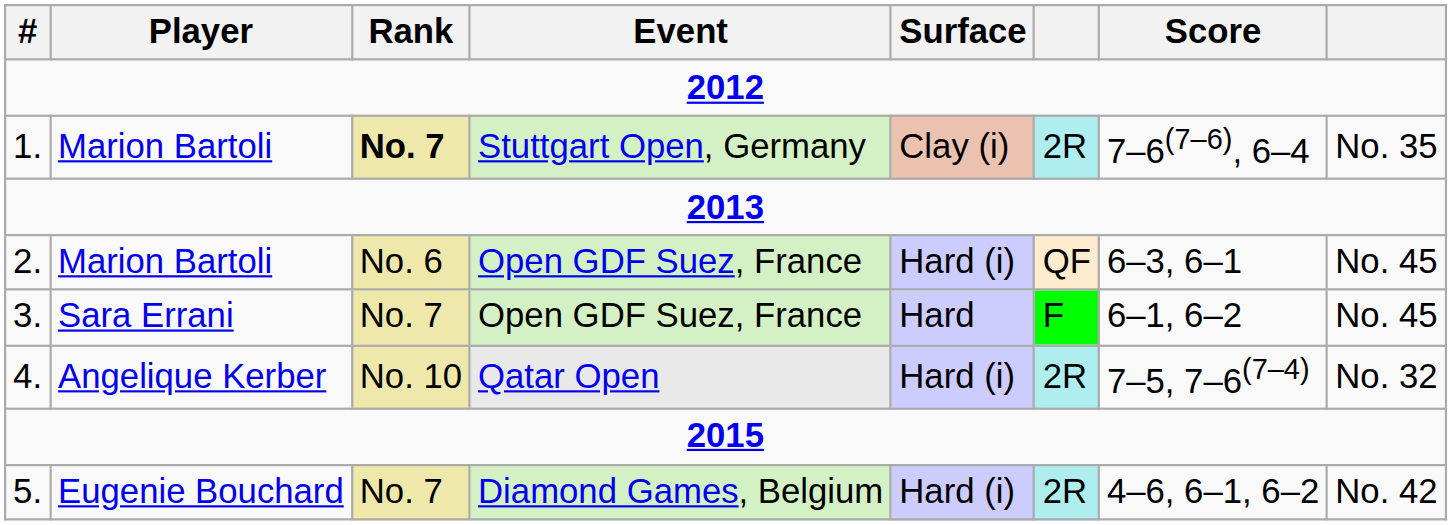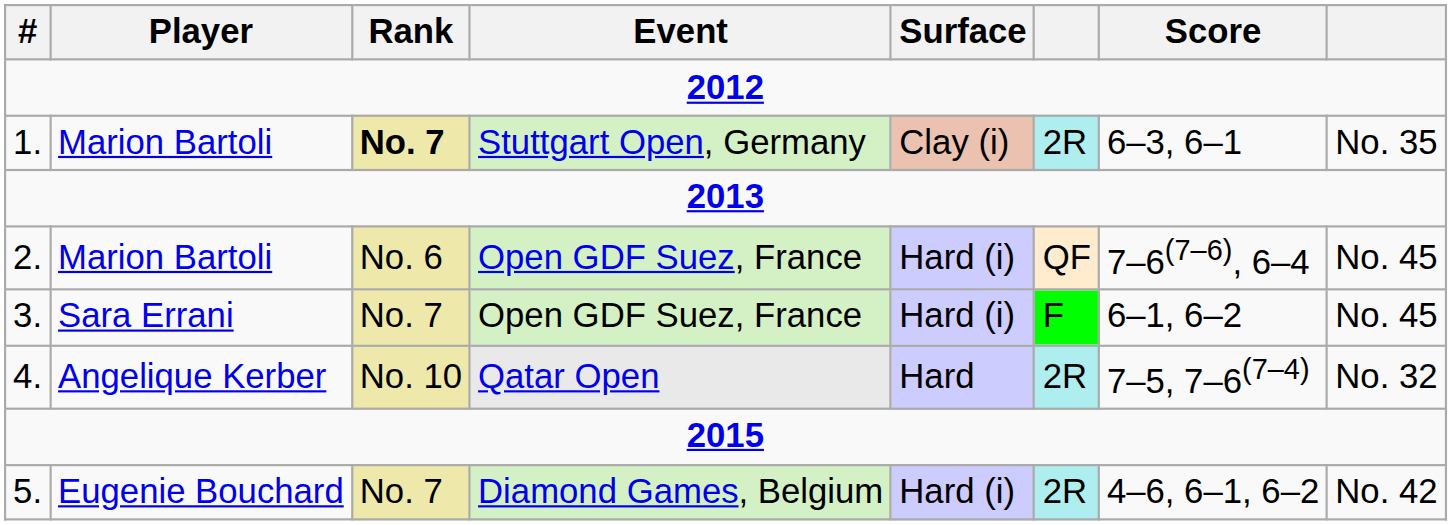(1208, 146) 7–6(7–6), 6–4 -> (1174, 142) 6–3, 6–1
(1174, 261) 6–3, 6–1 -> (1208, 256) 7–6(7–6), 6–4
(937, 316) Hard -> (957, 316) Hard (i)
(957, 376) Hard (i) -> (937, 376) Hard
